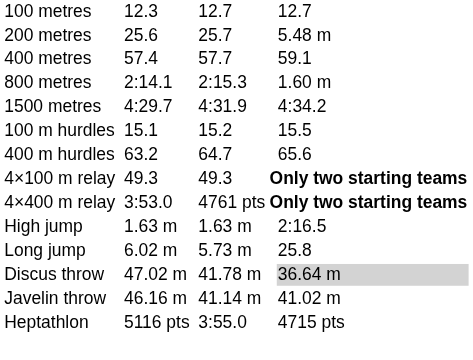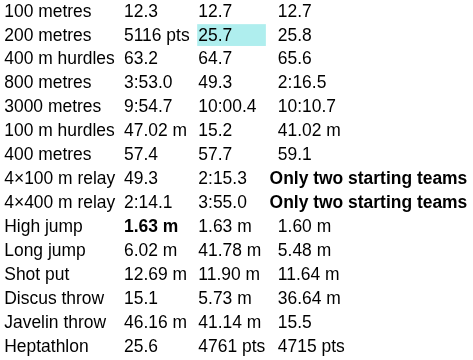(141, 35) 25.6 -> (157, 35) 5116 pts
(215, 35) no background -> (215, 35) paleturquoise background
(305, 35) 5.48 m -> (295, 35) 25.8
rows swapped: (48, 58) <-> (60, 154)
(148, 82) 2:14.1 -> (148, 82) 3:53.0
(223, 82) 2:15.3 -> (215, 82) 49.3
(305, 82) 1.60 m -> (302, 82) 2:16.5
- row: (53, 106)
+ row: (53, 106)
(141, 130) 15.1 -> (156, 130) 47.02 m
(295, 130) 15.5 -> (309, 130) 41.02 m
(215, 178) 49.3 -> (223, 178) 2:15.3
(148, 202) 3:53.0 -> (148, 202) 2:14.1
(232, 202) 4761 pts -> (223, 202) 3:55.0
(151, 226) normal -> (151, 226) bold
(302, 226) 2:16.5 -> (305, 226) 1.60 m
(225, 250) 5.73 m -> (230, 250) 41.78 m
(295, 250) 25.8 -> (305, 250) 5.48 m
+ row: (37, 274)
(156, 274) 47.02 m -> (141, 298) 15.1
(230, 274) 41.78 m -> (225, 298) 5.73 m
(309, 274) lightgrey background -> (309, 298) no background
(309, 298) 41.02 m -> (295, 322) 15.5
(157, 322) 5116 pts -> (141, 346) 25.6
(223, 322) 3:55.0 -> (232, 346) 4761 pts
